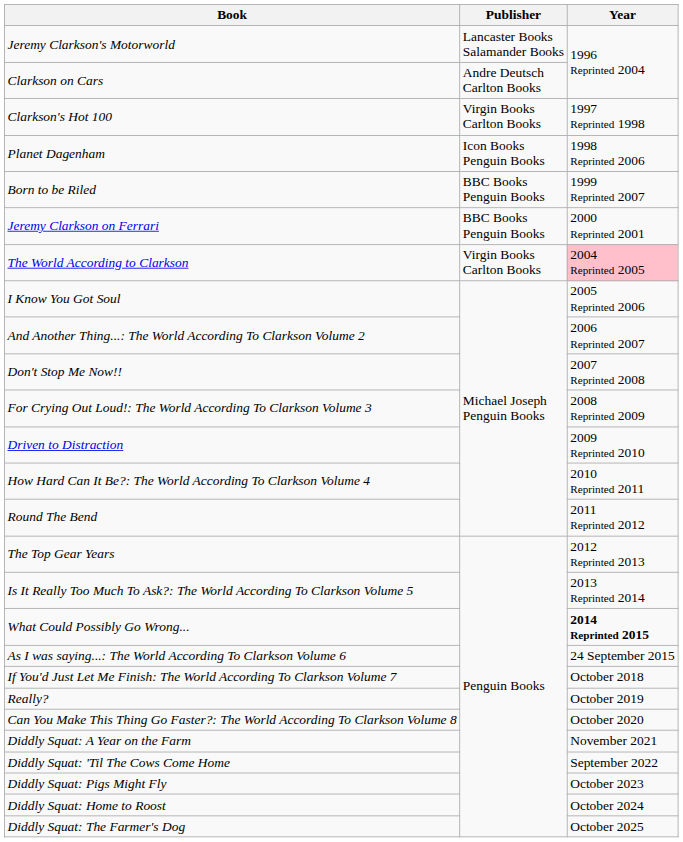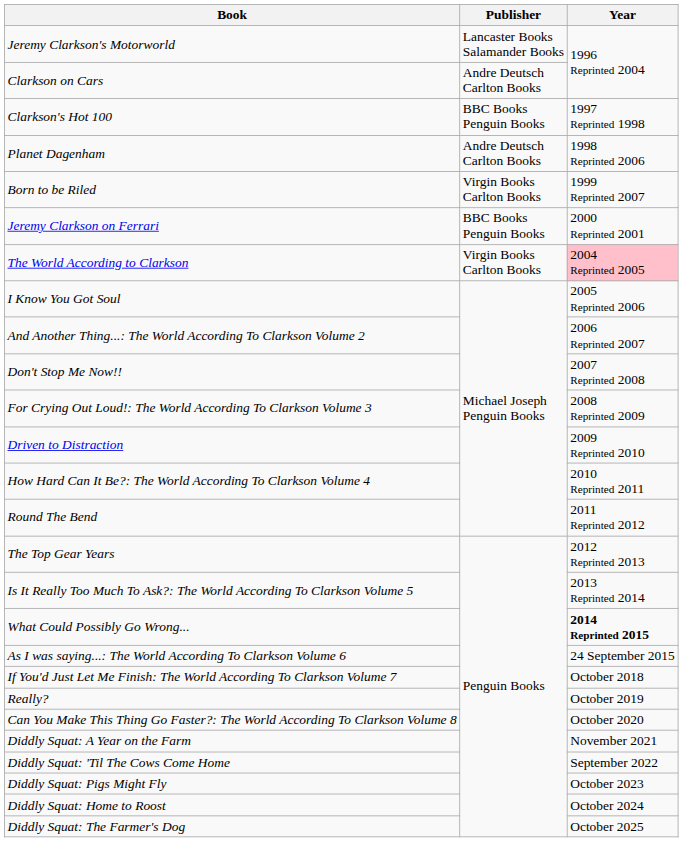(502, 116) Virgin Books Carlton Books -> (504, 116) BBC Books Penguin Books
(504, 153) Icon Books Penguin Books -> (503, 153) Andre Deutsch Carlton Books
(504, 189) BBC Books Penguin Books -> (502, 189) Virgin Books Carlton Books
